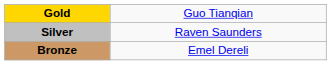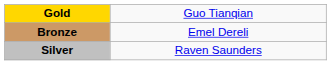rows swapped: (57, 32) <-> (57, 50)
